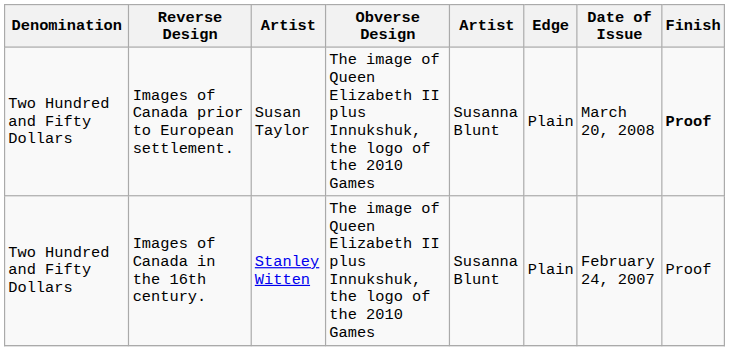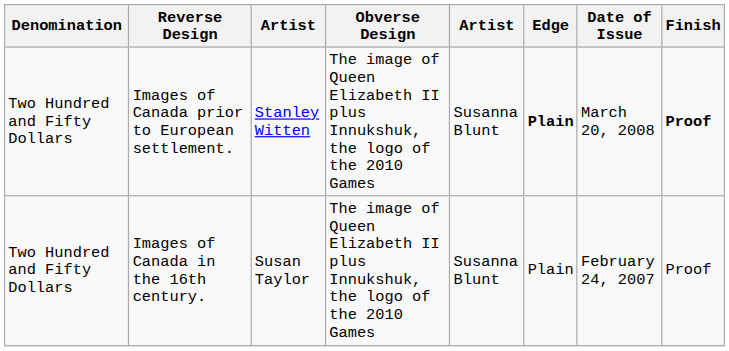(282, 122) Susan Taylor -> (287, 122) Stanley Witten
(551, 122) normal -> (551, 122) bold
(287, 271) Stanley Witten -> (282, 271) Susan Taylor
